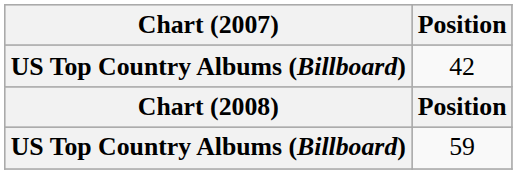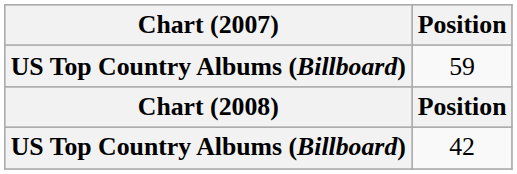rows swapped: (462, 147) <-> (462, 65)
